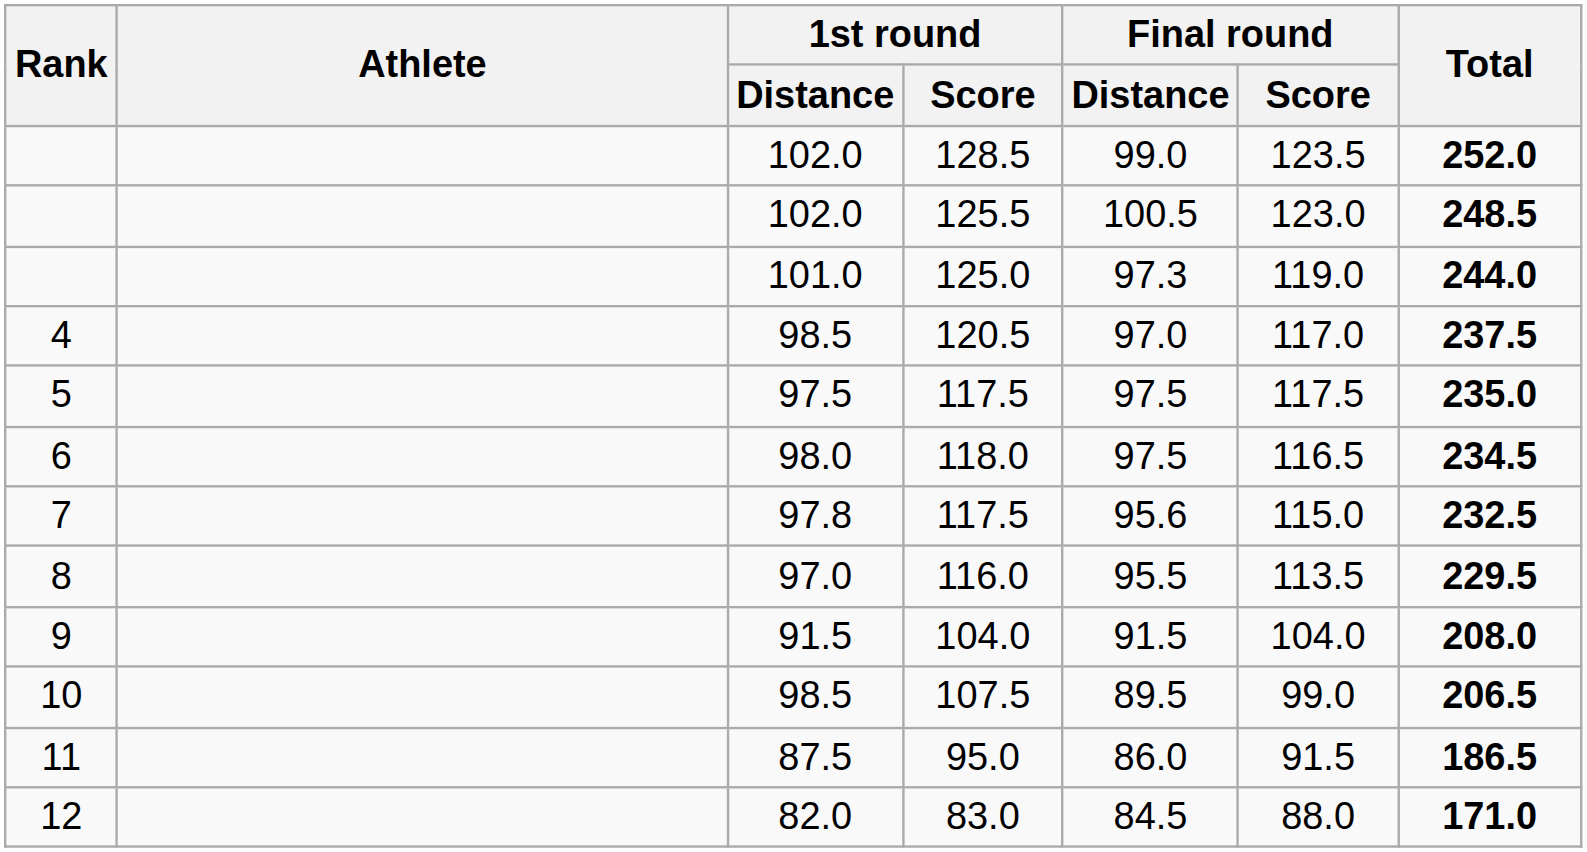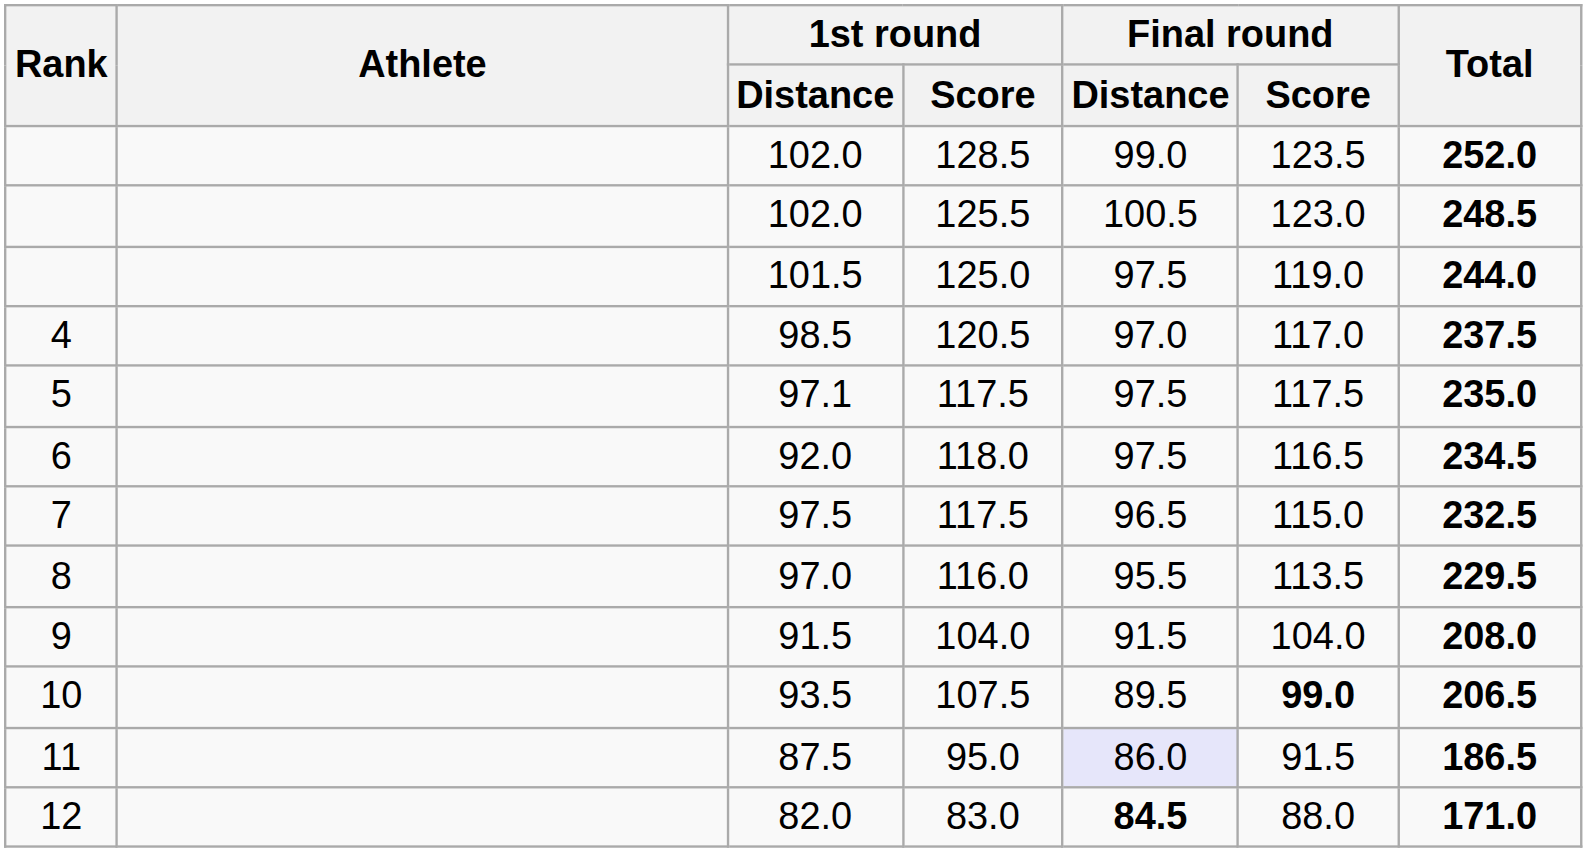(815, 275) 101.0 -> (815, 275) 101.5
(1150, 275) 97.3 -> (1150, 275) 97.5
(815, 395) 97.5 -> (815, 395) 97.1
(815, 455) 98.0 -> (815, 455) 92.0
(815, 515) 97.8 -> (815, 515) 97.5
(1150, 515) 95.6 -> (1150, 515) 96.5
(815, 696) 98.5 -> (815, 696) 93.5
(1318, 696) normal -> (1318, 696) bold
(1150, 756) no background -> (1150, 756) lavender background
(1150, 816) normal -> (1150, 816) bold
